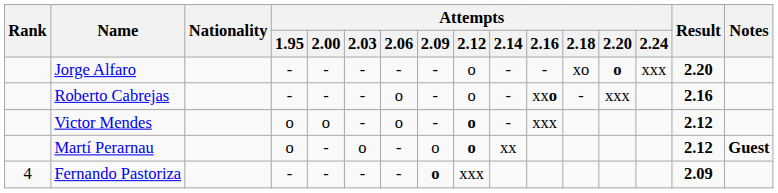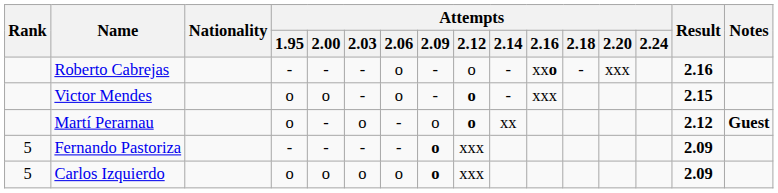- row: (95, 69)
(698, 122) 2.12 -> (698, 95) 2.15
(28, 174) 4 -> (28, 148) 5
+ row: (110, 174)
